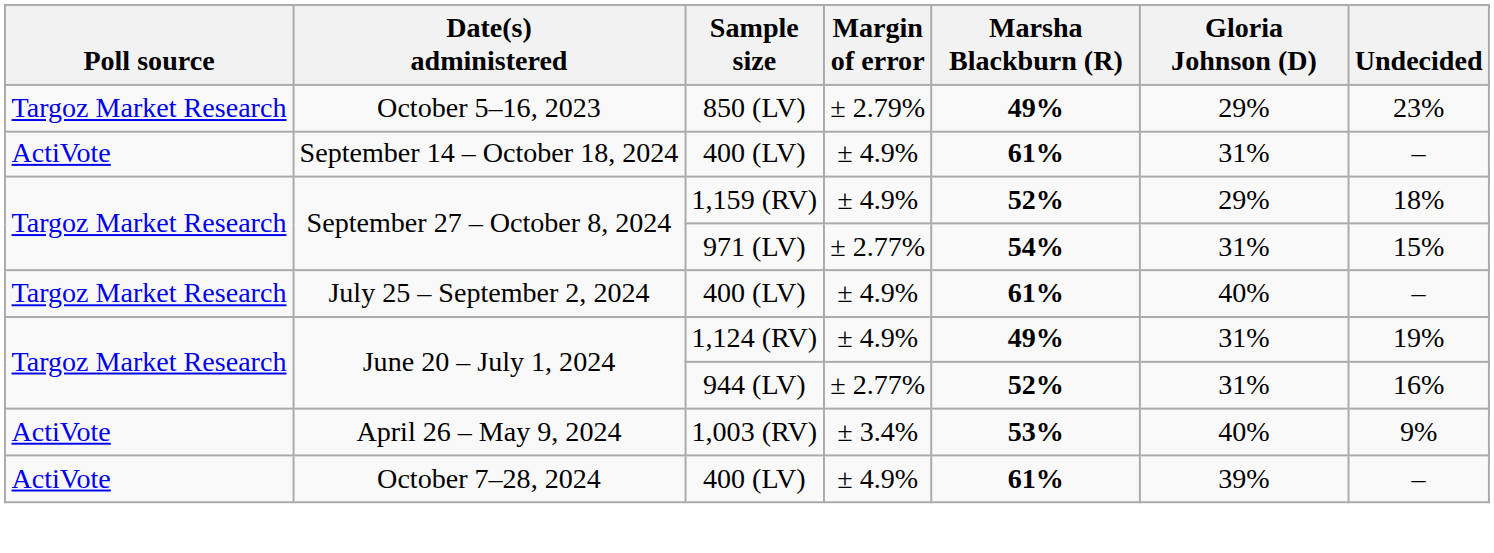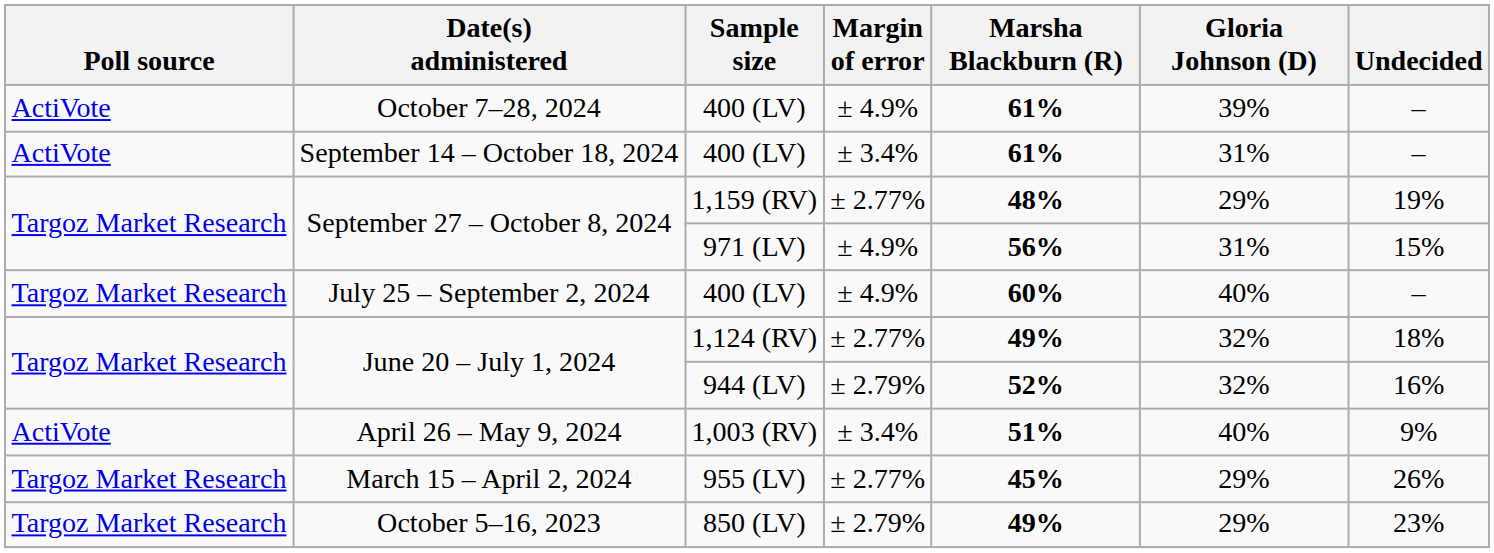rows swapped: (489, 478) <-> (489, 107)
(878, 153) ± 4.9% -> (878, 153) ± 3.4%
(878, 200) ± 4.9% -> (878, 200) ± 2.77%
(1036, 200) 52% -> (1036, 200) 48%
(1419, 200) 18% -> (1419, 200) 19%
(878, 246) ± 2.77% -> (878, 246) ± 4.9%
(1036, 246) 54% -> (1036, 246) 56%
(1036, 292) 61% -> (1036, 292) 60%
(878, 339) ± 4.9% -> (878, 339) ± 2.77%
(1244, 339) 31% -> (1244, 339) 32%
(1419, 339) 19% -> (1419, 339) 18%
(878, 385) ± 2.77% -> (878, 385) ± 2.79%
(1244, 385) 31% -> (1244, 385) 32%
(1036, 431) 53% -> (1036, 431) 51%
+ row: (489, 478)
